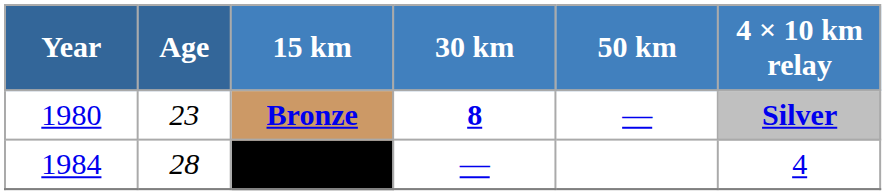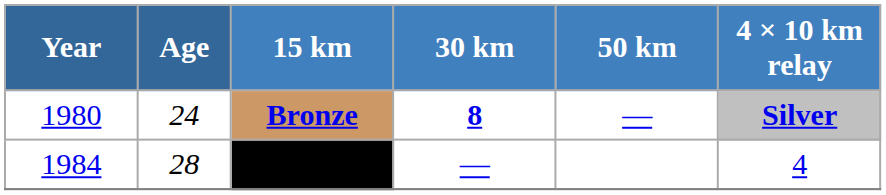(184, 114) 23 -> (184, 114) 24
